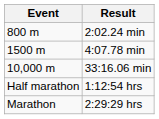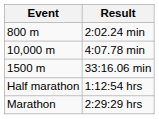(26, 50) 1500 m -> (31, 50) 10,000 m
(31, 68) 10,000 m -> (26, 68) 1500 m
